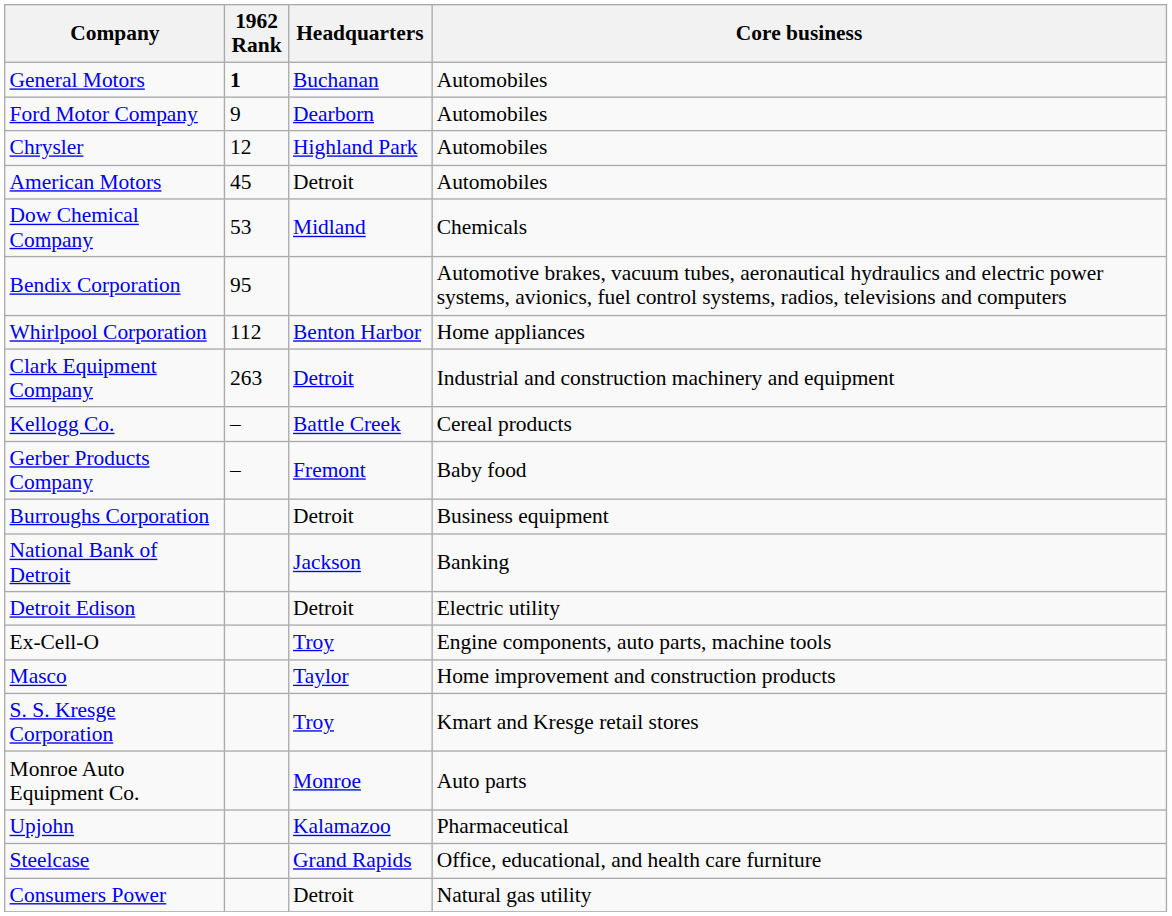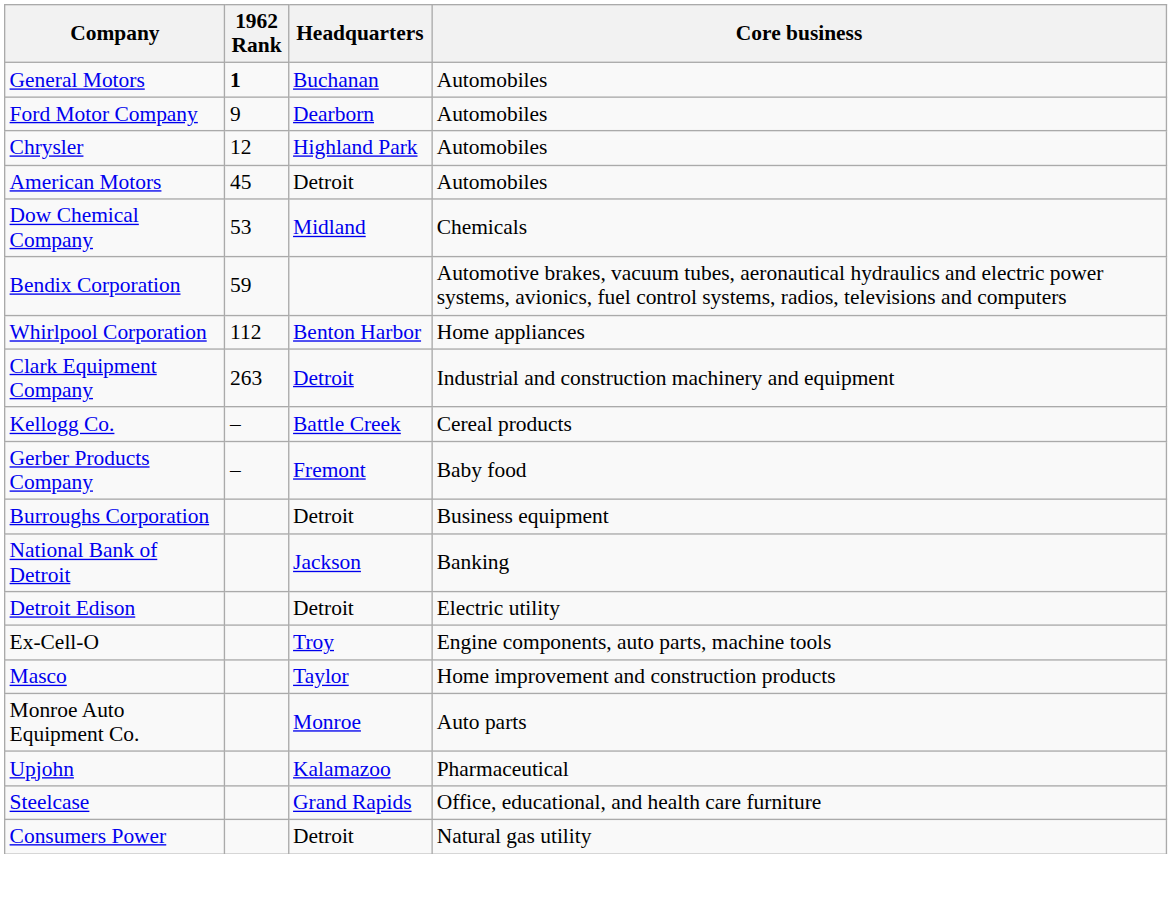(241, 285) 95 -> (241, 285) 59
- row: (63, 722)
